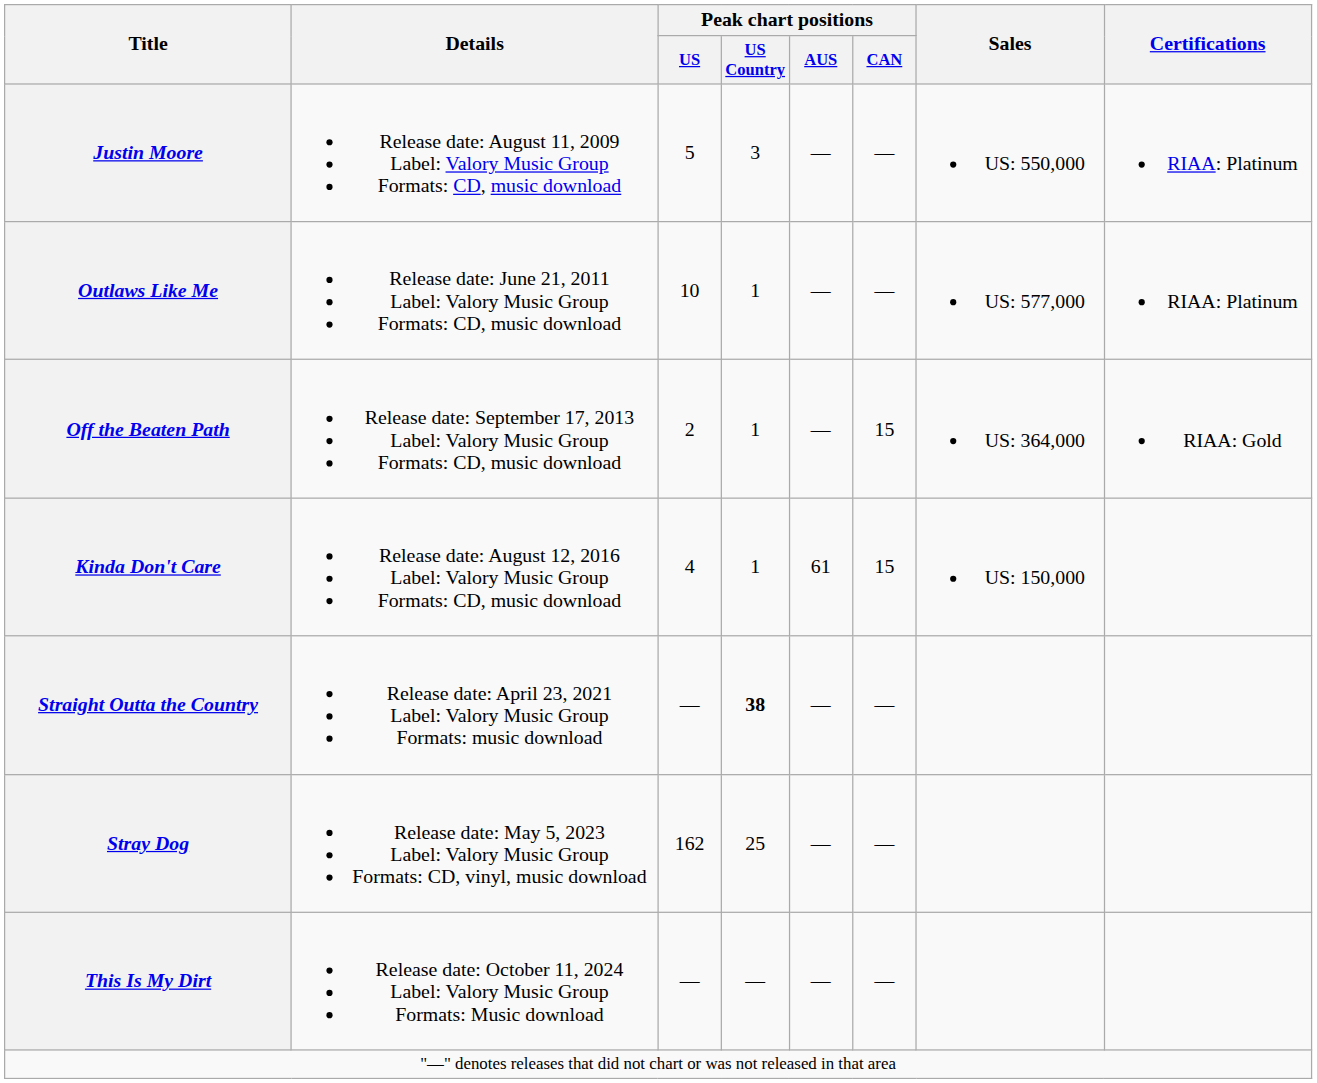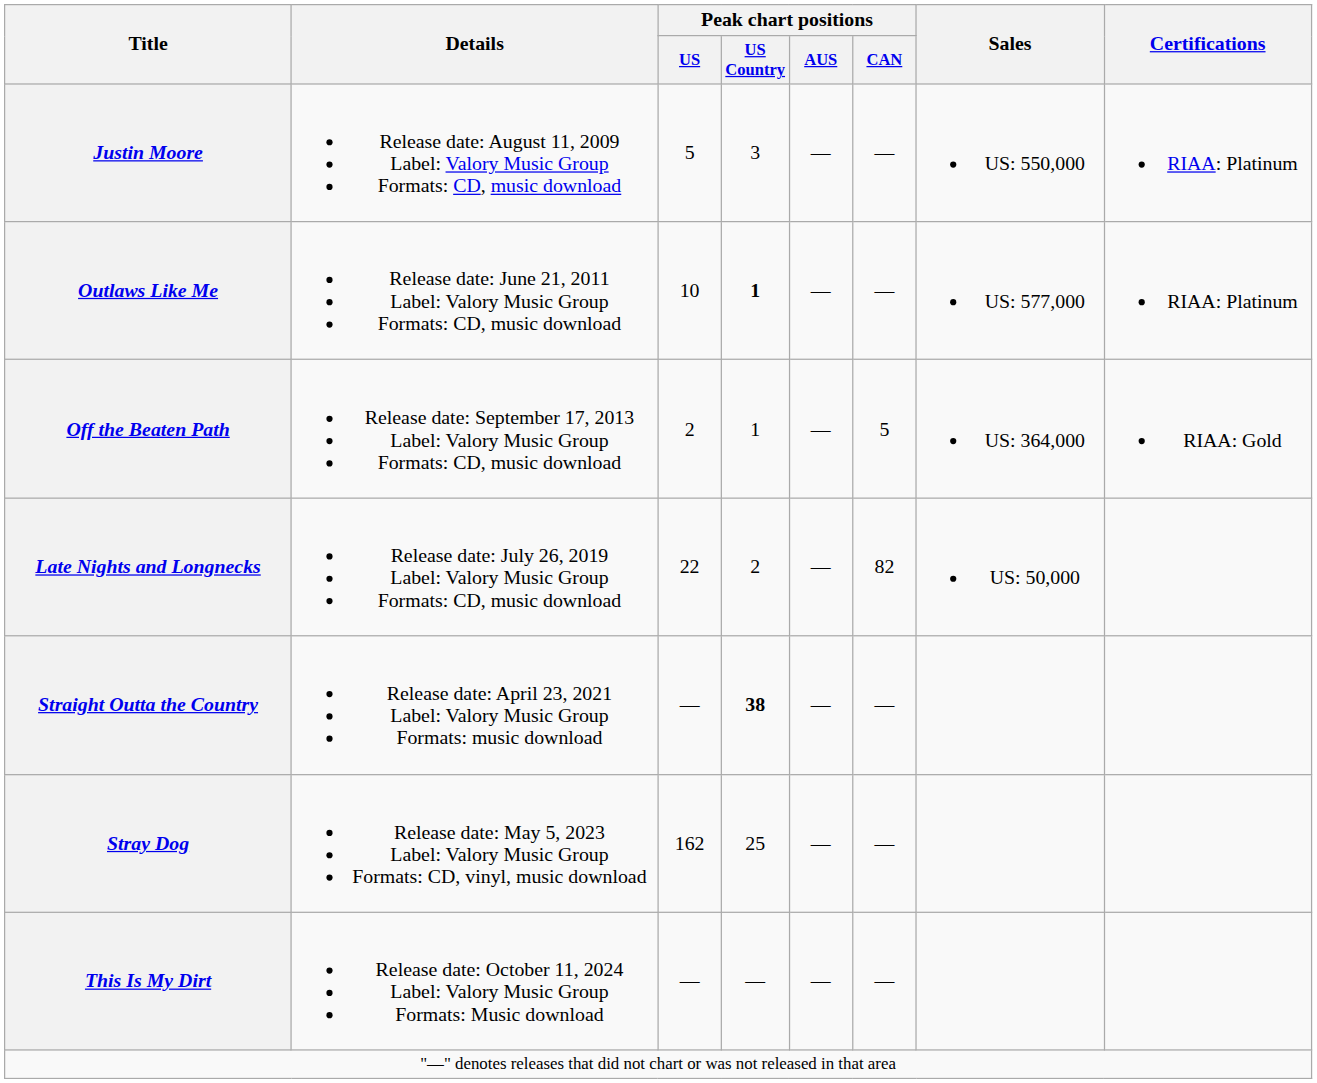(755, 290) normal -> (755, 290) bold
(884, 428) 15 -> (884, 428) 5
- row: (148, 566)
+ row: (148, 566)
